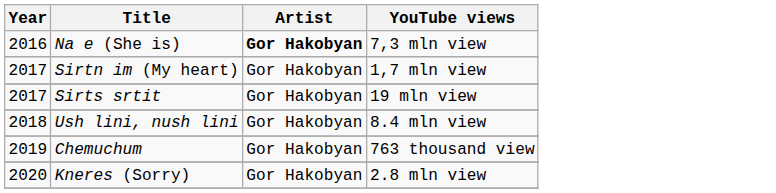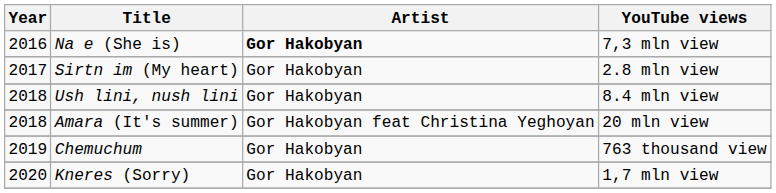(428, 70) 1,7 mln view -> (660, 70) 2.8 mln view
- row: (108, 97)
+ row: (147, 123)
(428, 175) 2.8 mln view -> (660, 175) 1,7 mln view
